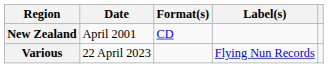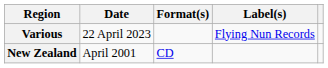rows swapped: (42, 33) <-> (42, 53)
